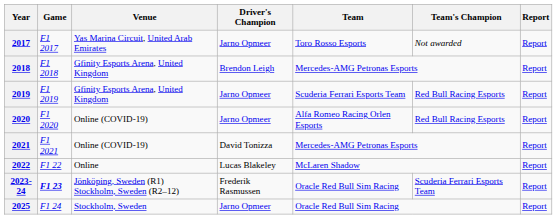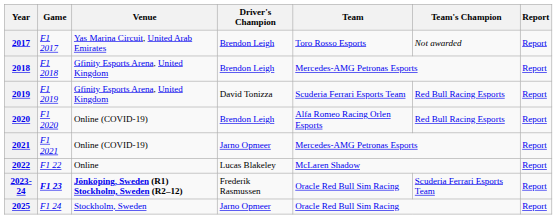(245, 43) Jarno Opmeer -> (247, 43) Brendon Leigh
(245, 94) Jarno Opmeer -> (246, 94) David Tonizza
(245, 120) Jarno Opmeer -> (247, 120) Brendon Leigh
(246, 146) David Tonizza -> (245, 146) Jarno Opmeer
(126, 186) normal -> (128, 186) bold
